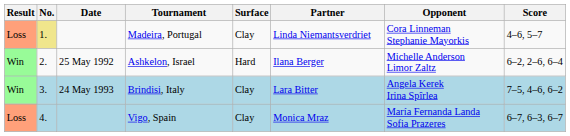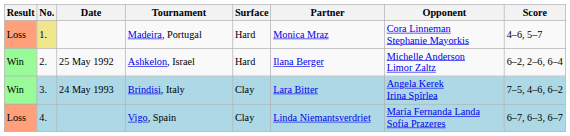(245, 34) Clay -> (245, 34) Hard
(322, 34) Linda Niemantsverdriet -> (301, 34) Monica Mraz
(301, 117) Monica Mraz -> (322, 117) Linda Niemantsverdriet
